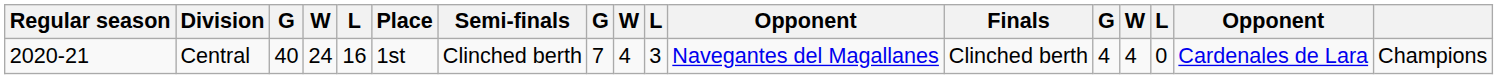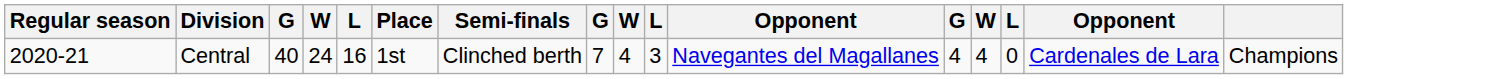- column: (1018, 21)
